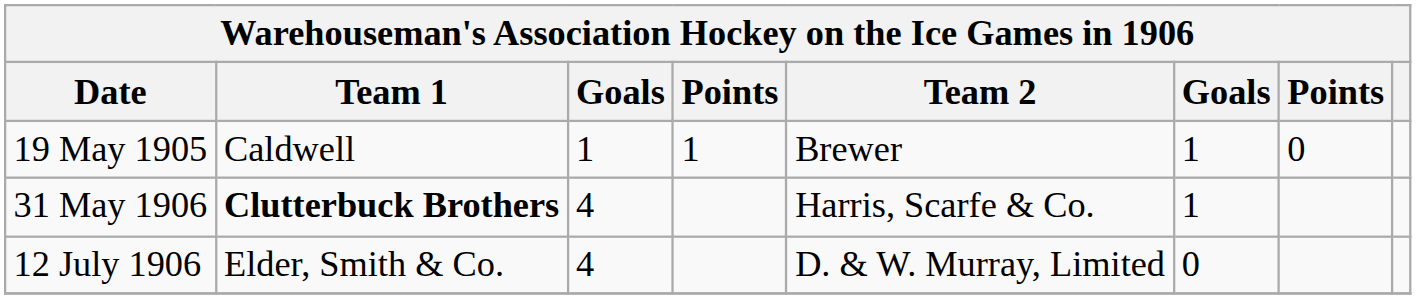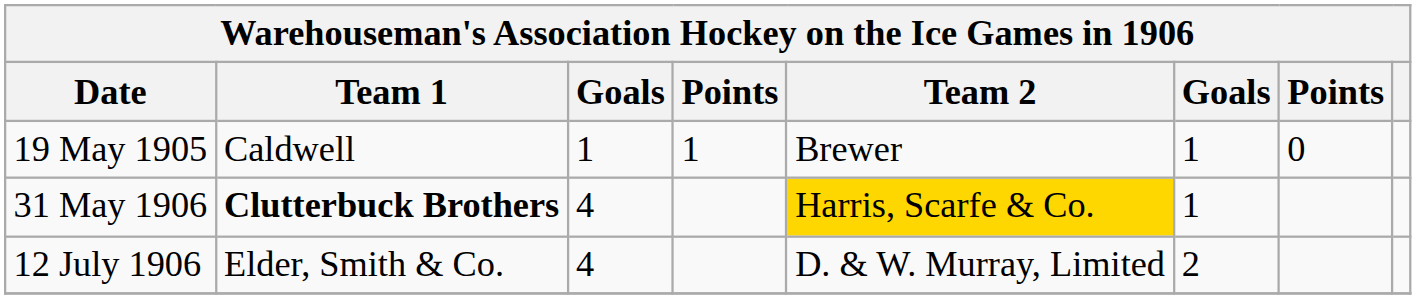(945, 206) no background -> (945, 206) gold background
(1191, 263) 0 -> (1191, 263) 2
